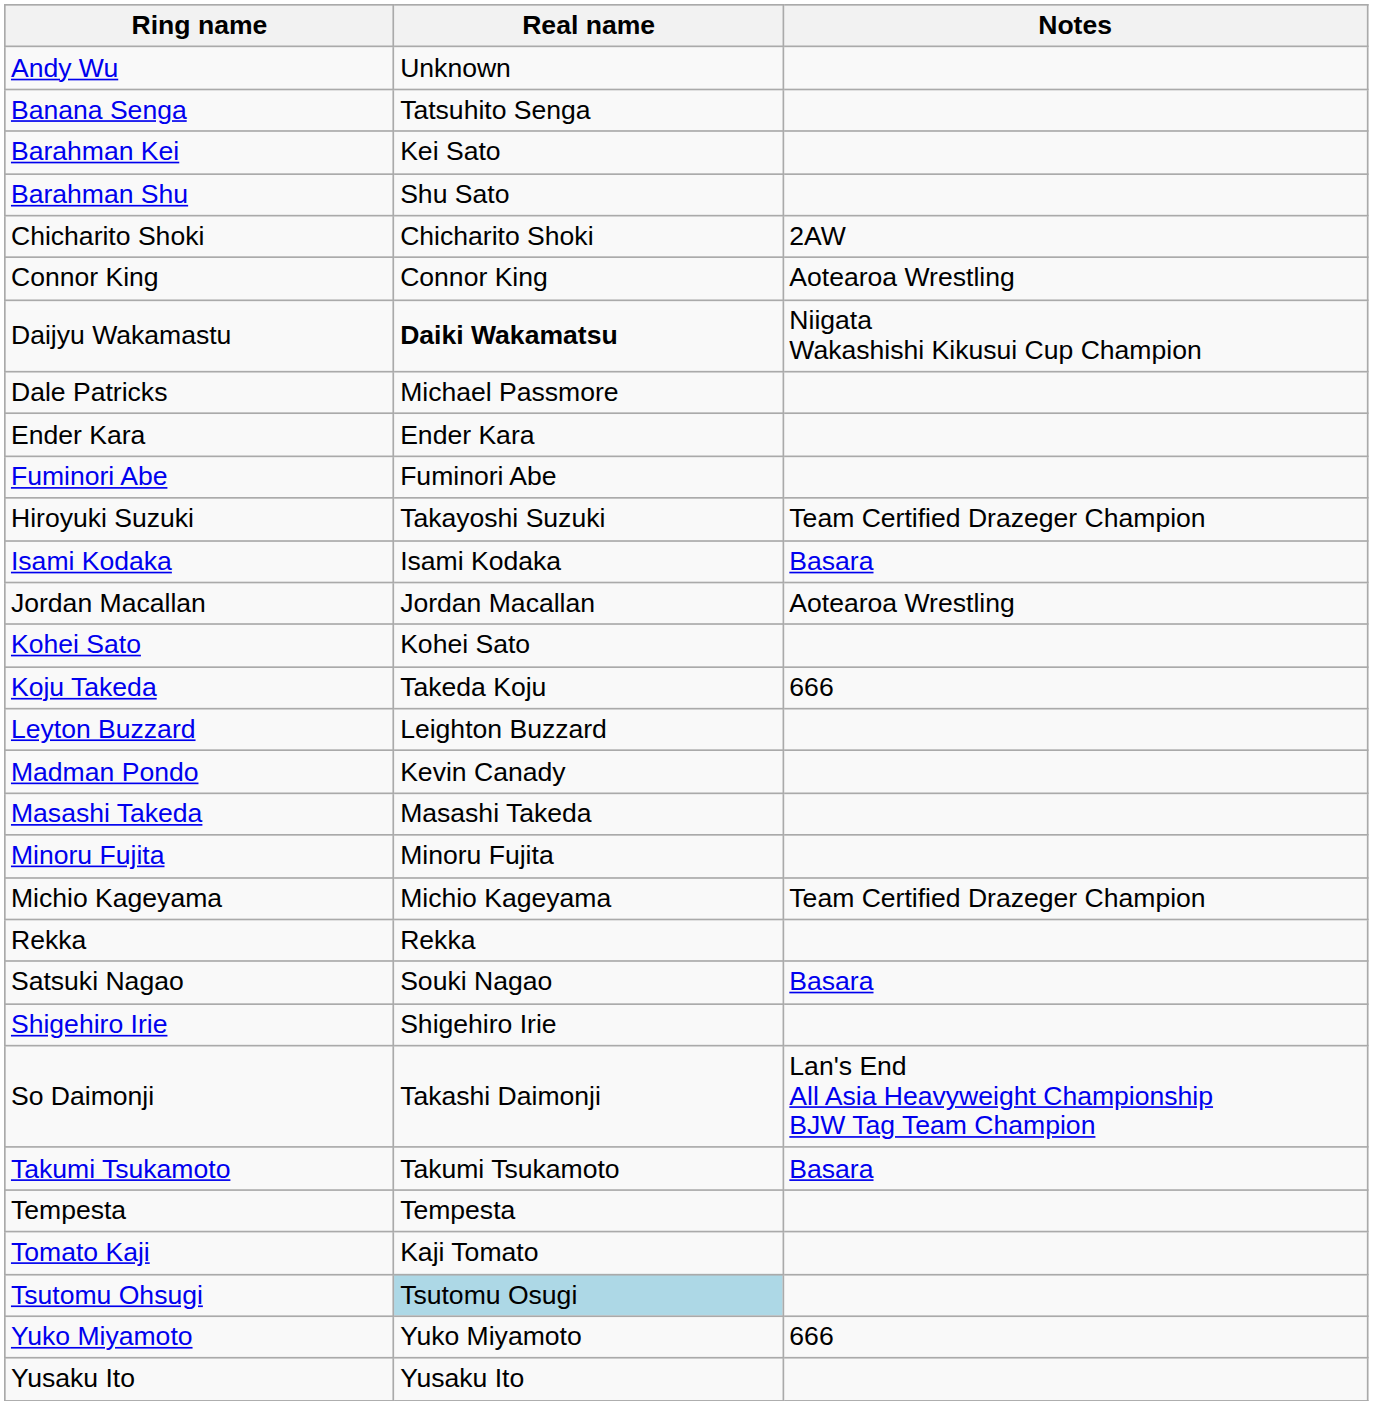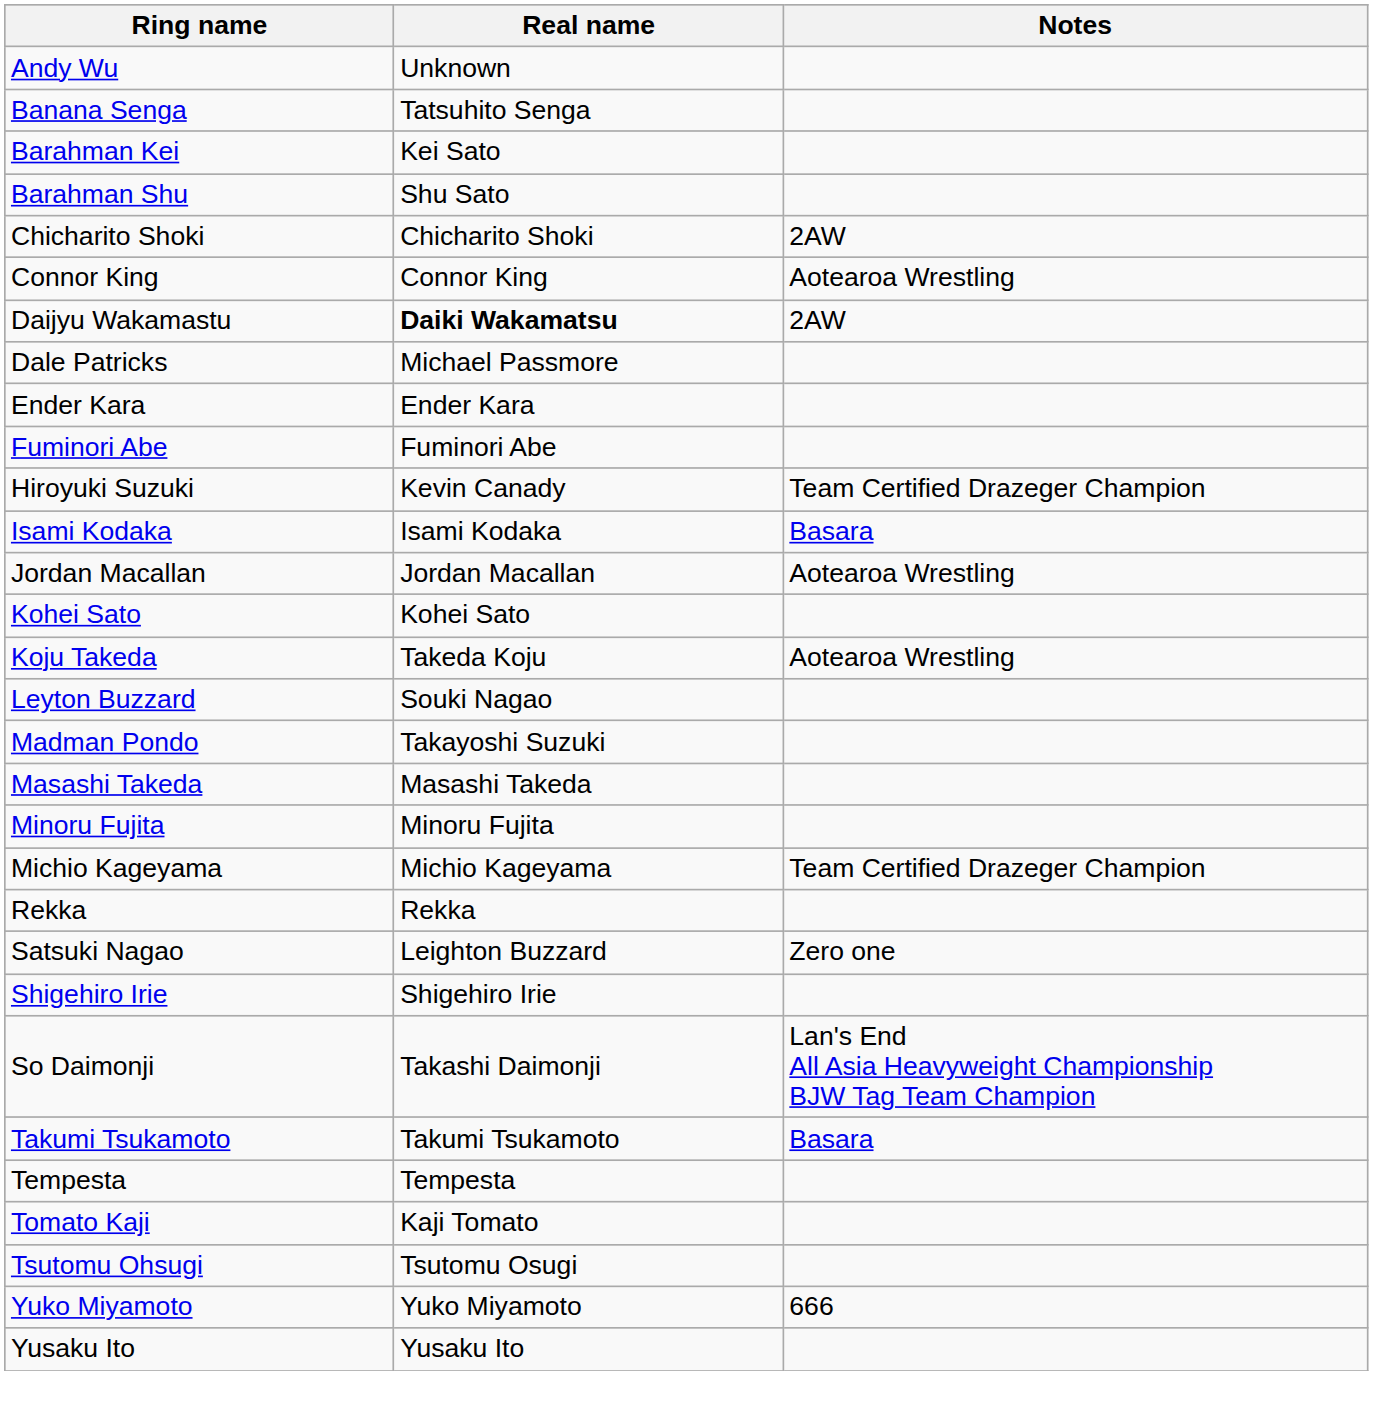(996, 335) Niigata Wakashishi Kikusui Cup Champion -> (818, 320) 2AW
(503, 518) Takayoshi Suzuki -> (483, 488) Kevin Canady
(811, 687) 666 -> (902, 657) Aotearoa Wrestling
(504, 729) Leighton Buzzard -> (476, 699) Souki Nagao
(483, 771) Kevin Canady -> (503, 741) Takayoshi Suzuki
(476, 982) Souki Nagao -> (504, 952) Leighton Buzzard
(831, 982) Basara -> (842, 952) Zero one
(489, 1294) lightblue background -> (489, 1264) no background
